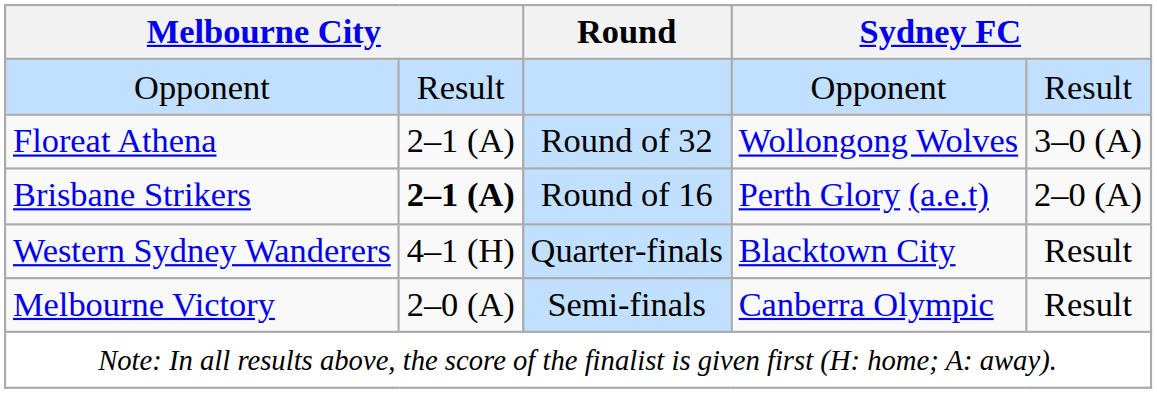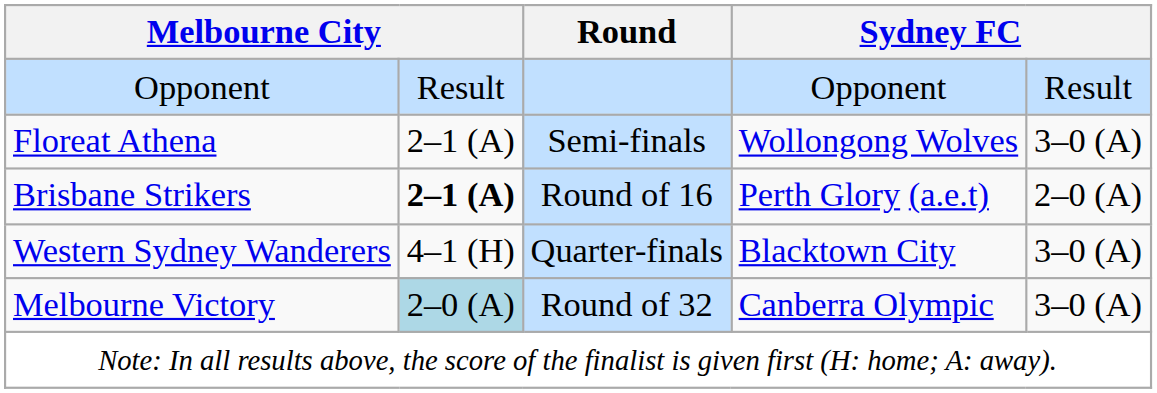(627, 140) Round of 32 -> (627, 140) Semi-finals
(1088, 250) Result -> (1088, 250) 3–0 (A)
(461, 304) no background -> (461, 304) lightblue background
(627, 304) Semi-finals -> (627, 304) Round of 32
(1088, 304) Result -> (1088, 304) 3–0 (A)
